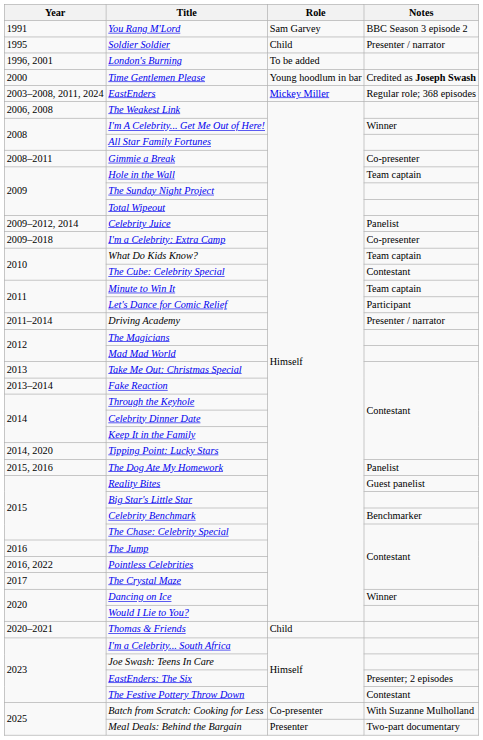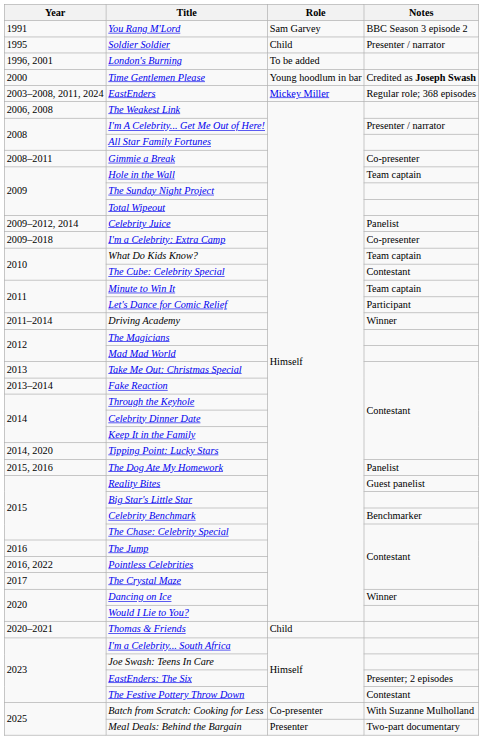(382, 126) Winner -> (406, 126) Presenter / narrator
(406, 321) Presenter / narrator -> (382, 321) Winner
